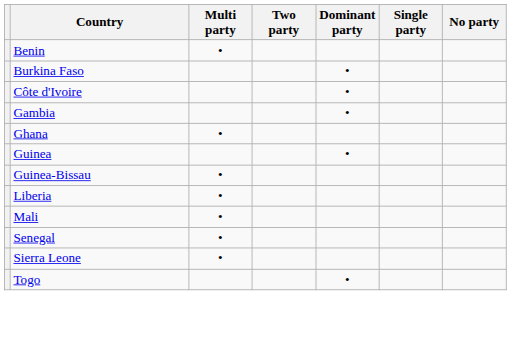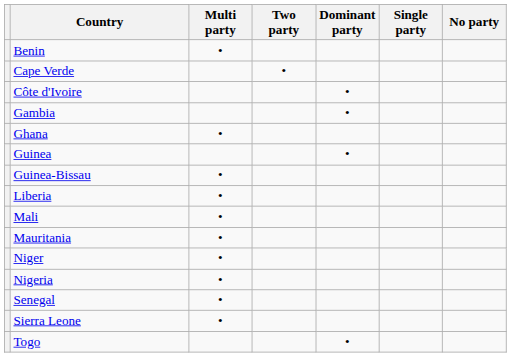- row: (49, 71)
+ row: (44, 71)
+ row: (42, 237)
+ row: (28, 258)
+ row: (33, 279)
